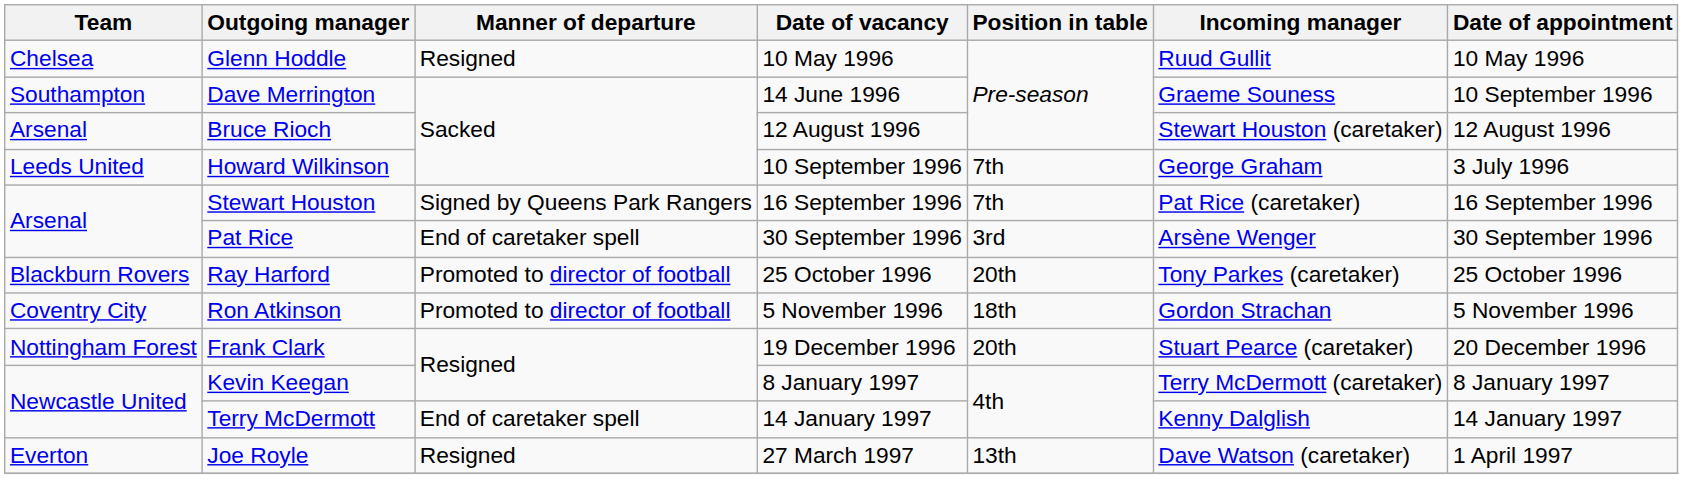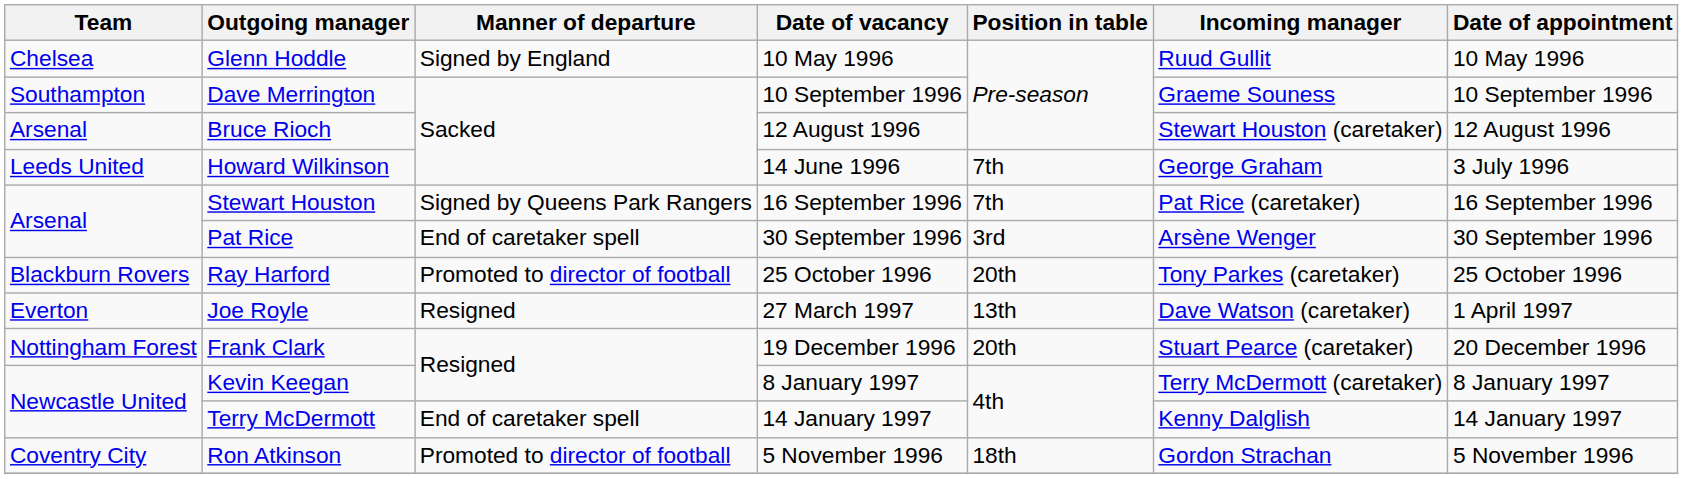(468, 58) Resigned -> (515, 58) Signed by England
(831, 94) 14 June 1996 -> (862, 94) 10 September 1996
(862, 166) 10 September 1996 -> (831, 166) 14 June 1996
rows swapped: (274, 310) <-> (258, 454)
